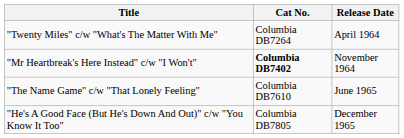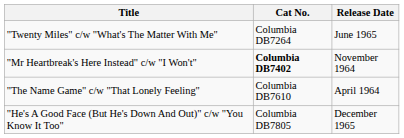(357, 35) April 1964 -> (355, 35) June 1965
(355, 91) June 1965 -> (357, 91) April 1964
